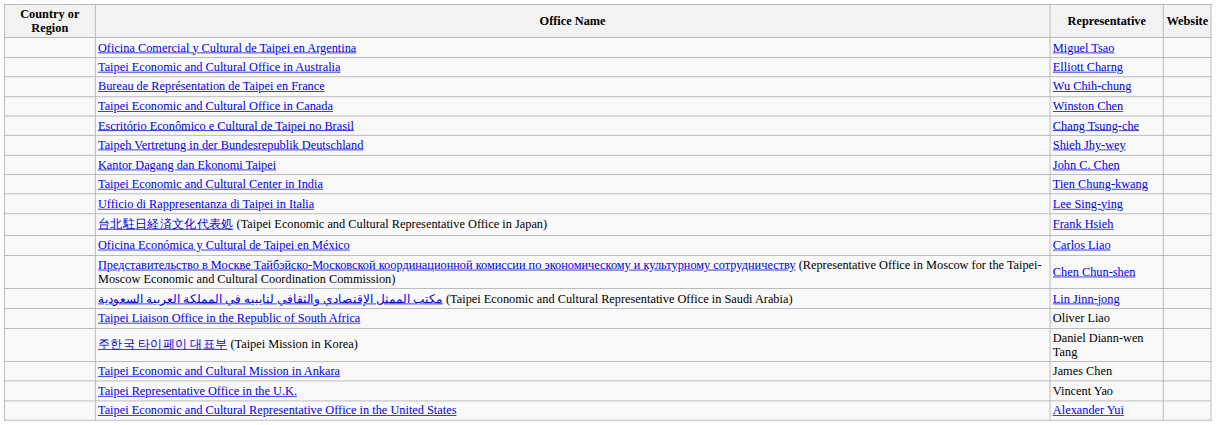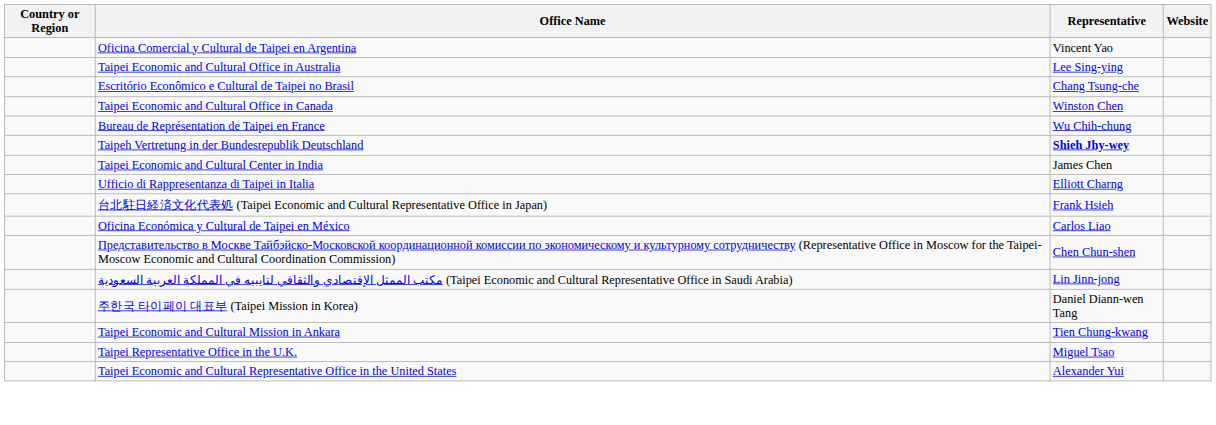(1084, 47) Miguel Tsao -> (1083, 47) Vincent Yao
(1088, 67) Elliott Charng -> (1088, 67) Lee Sing-ying
rows swapped: (226, 125) <-> (211, 86)
(1089, 145) normal -> (1091, 145) bold
- row: (187, 164)
(1100, 184) Tien Chung-kwang -> (1082, 164) James Chen
(1088, 203) Lee Sing-ying -> (1088, 184) Elliott Charng
- row: (229, 318)
(1082, 371) James Chen -> (1100, 332) Tien Chung-kwang
(1083, 391) Vincent Yao -> (1084, 352) Miguel Tsao
